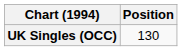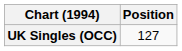(148, 35) 130 -> (148, 35) 127
